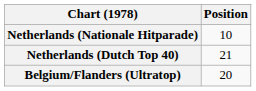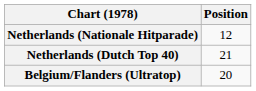(226, 34) 10 -> (226, 34) 12
